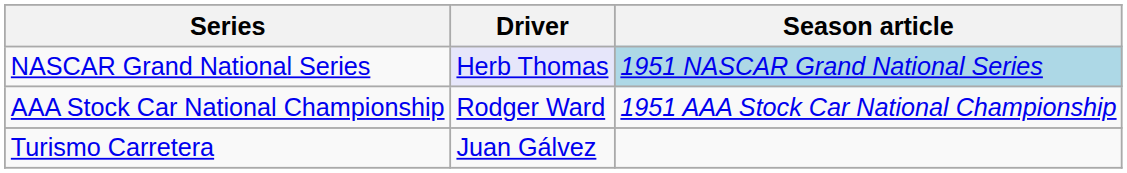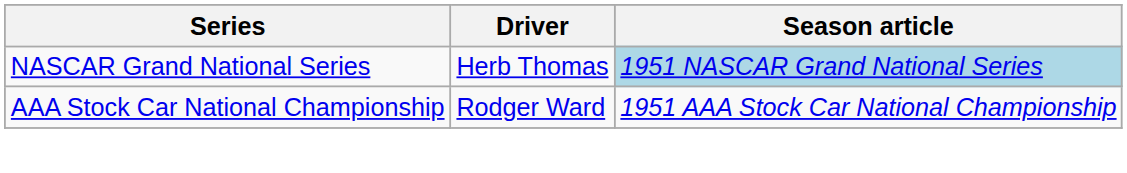(532, 66) lavender background -> (532, 66) no background
- row: (112, 148)
